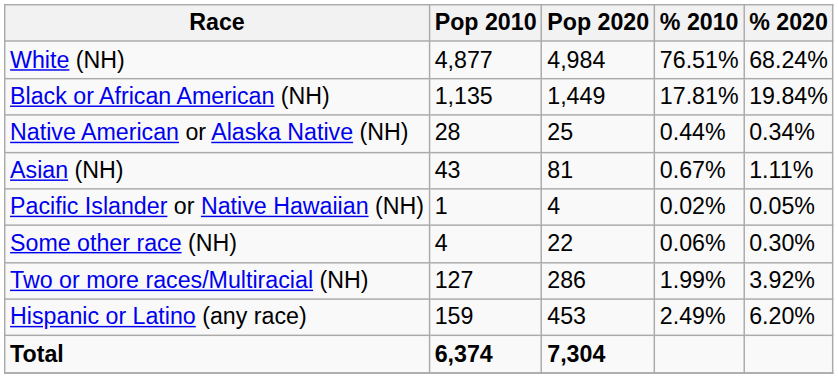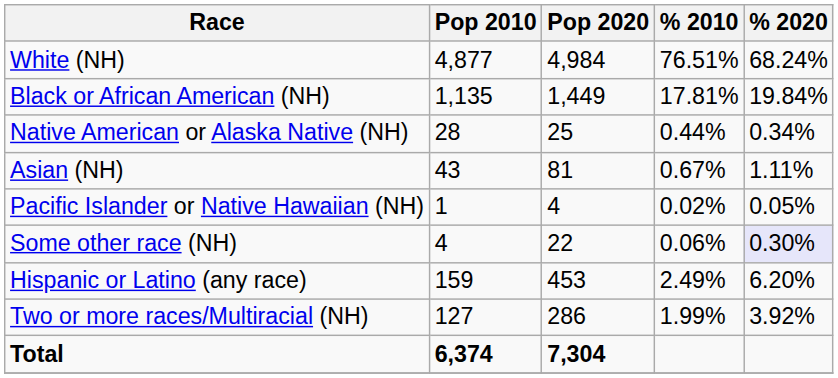(782, 243) no background -> (782, 243) lavender background
rows swapped: (189, 280) <-> (158, 317)
